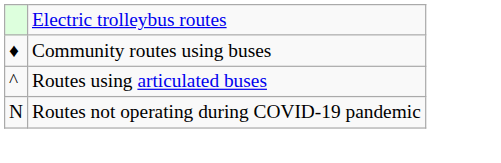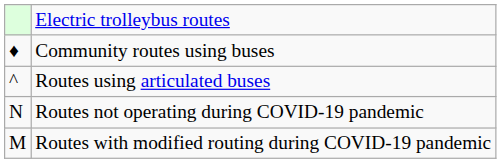+ row: (263, 142)
